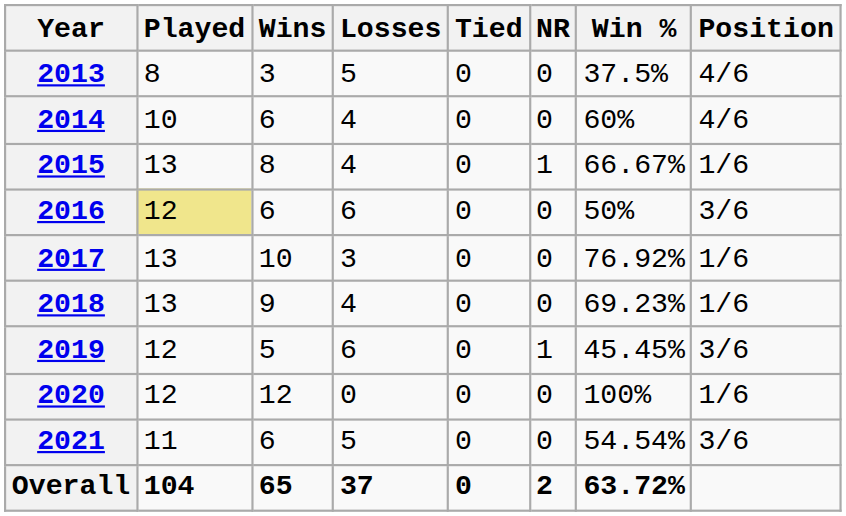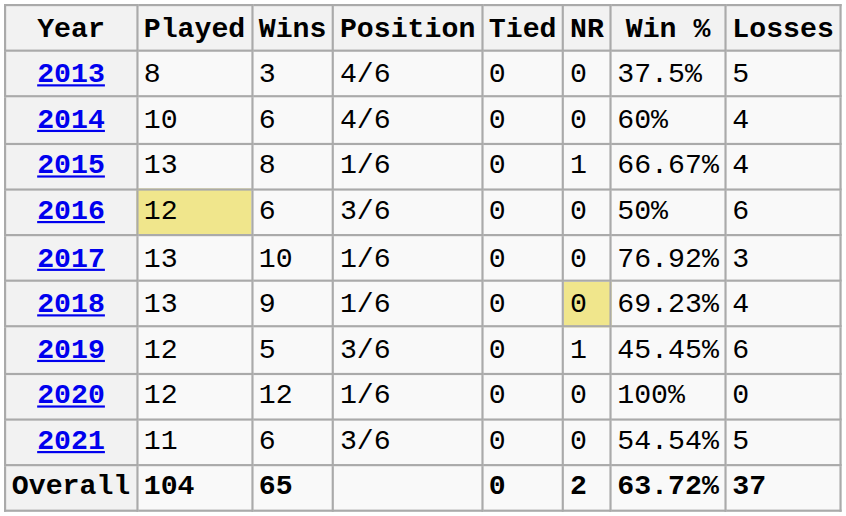columns swapped: (391, 28) <-> (766, 28)
(545, 304) no background -> (578, 304) khaki background
